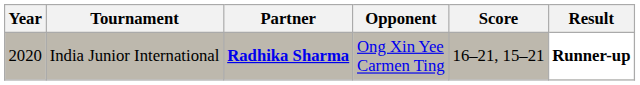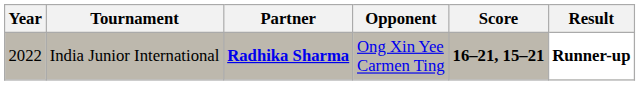(25, 56) 2020 -> (25, 56) 2022
(498, 56) normal -> (498, 56) bold
